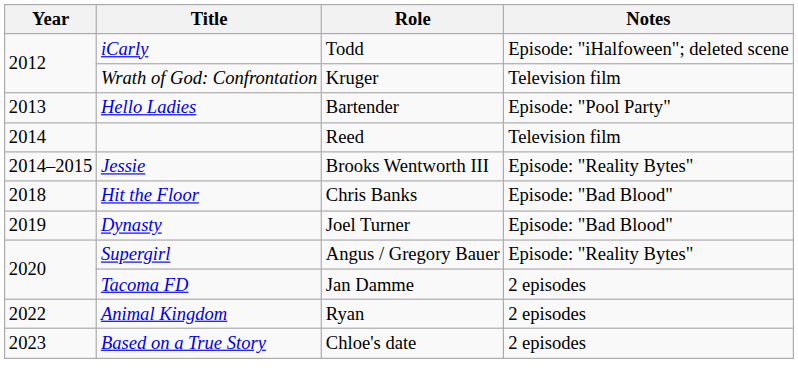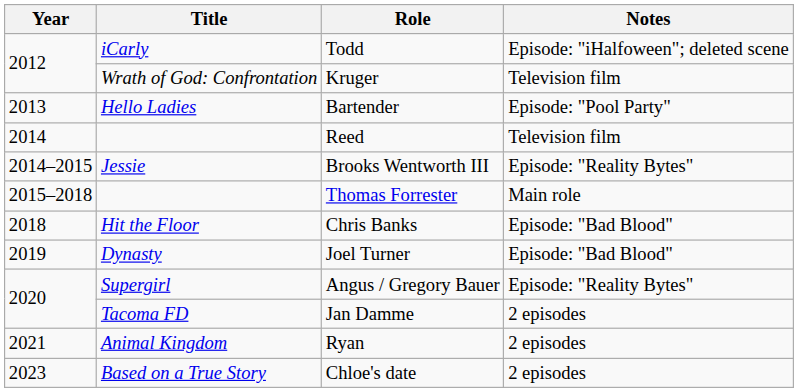+ row: (392, 195)
(27, 313) 2022 -> (27, 343) 2021
